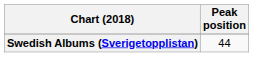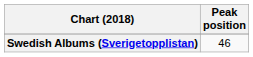(224, 43) 44 -> (224, 43) 46
